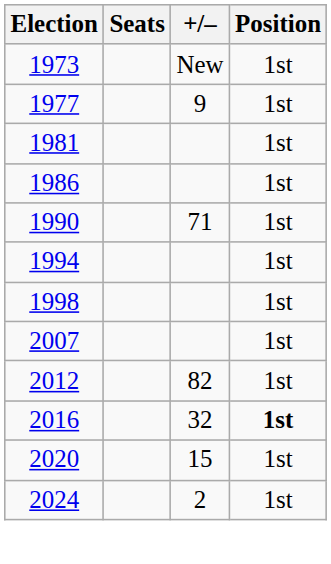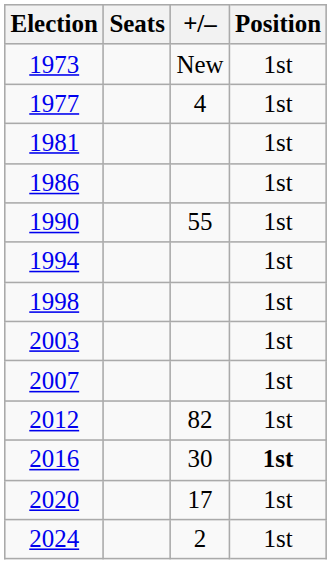(200, 103) 9 -> (200, 103) 4
(200, 222) 71 -> (200, 222) 55
+ row: (54, 340)
(200, 420) 32 -> (200, 459) 30
(200, 459) 15 -> (200, 499) 17
